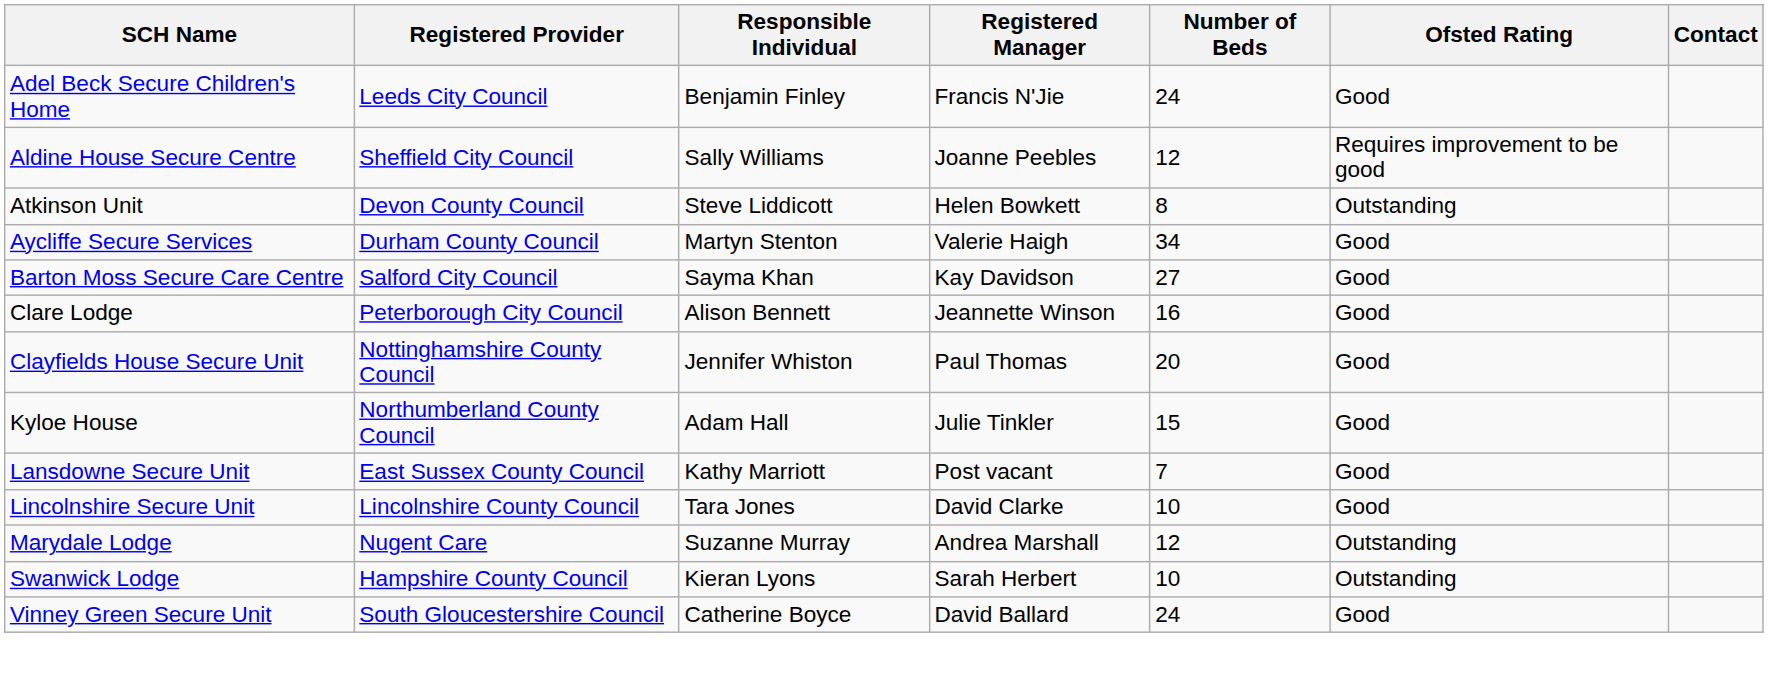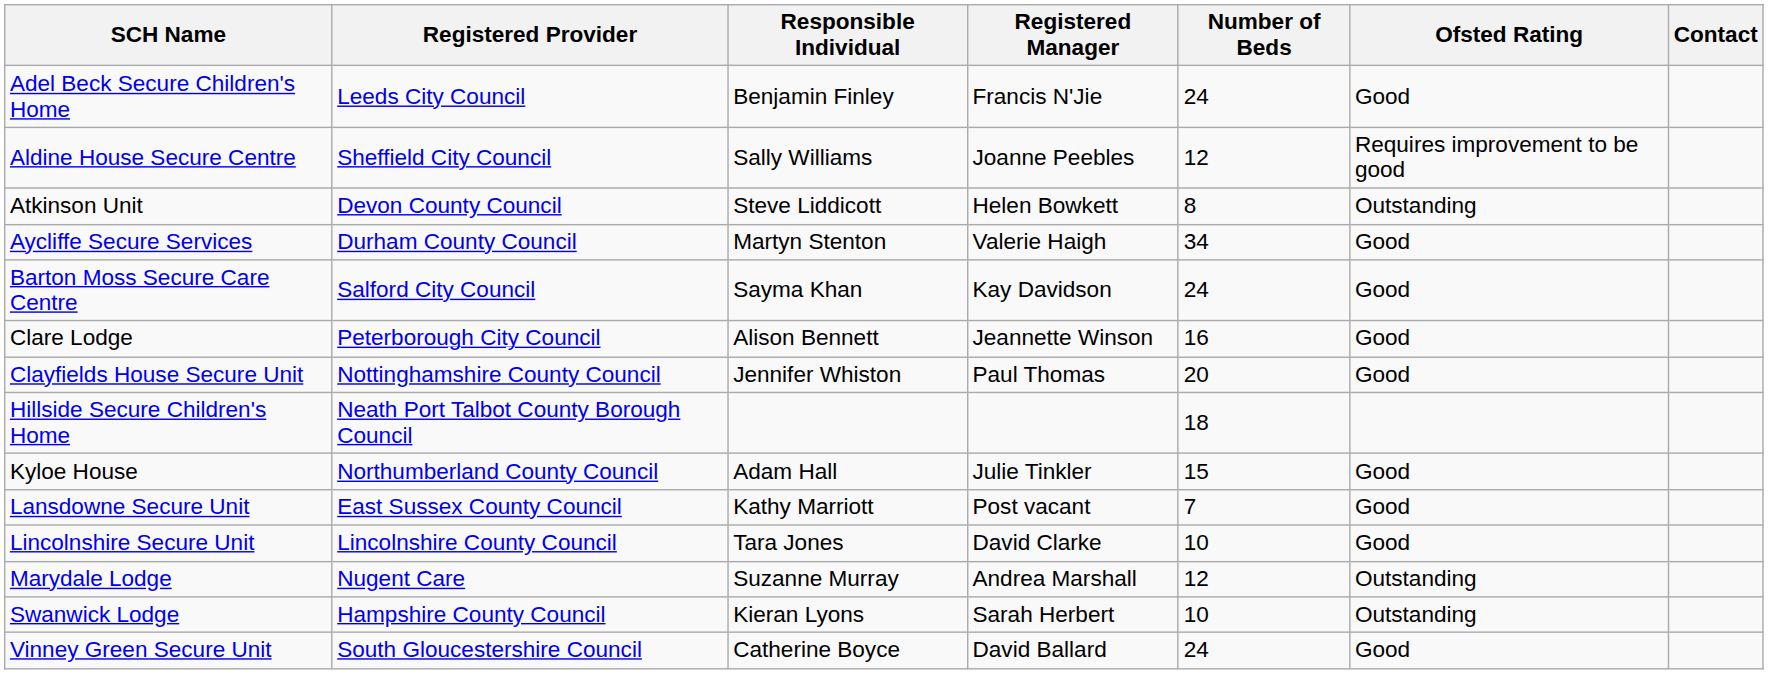(1168, 277) 27 -> (1196, 290) 24
+ row: (138, 422)
